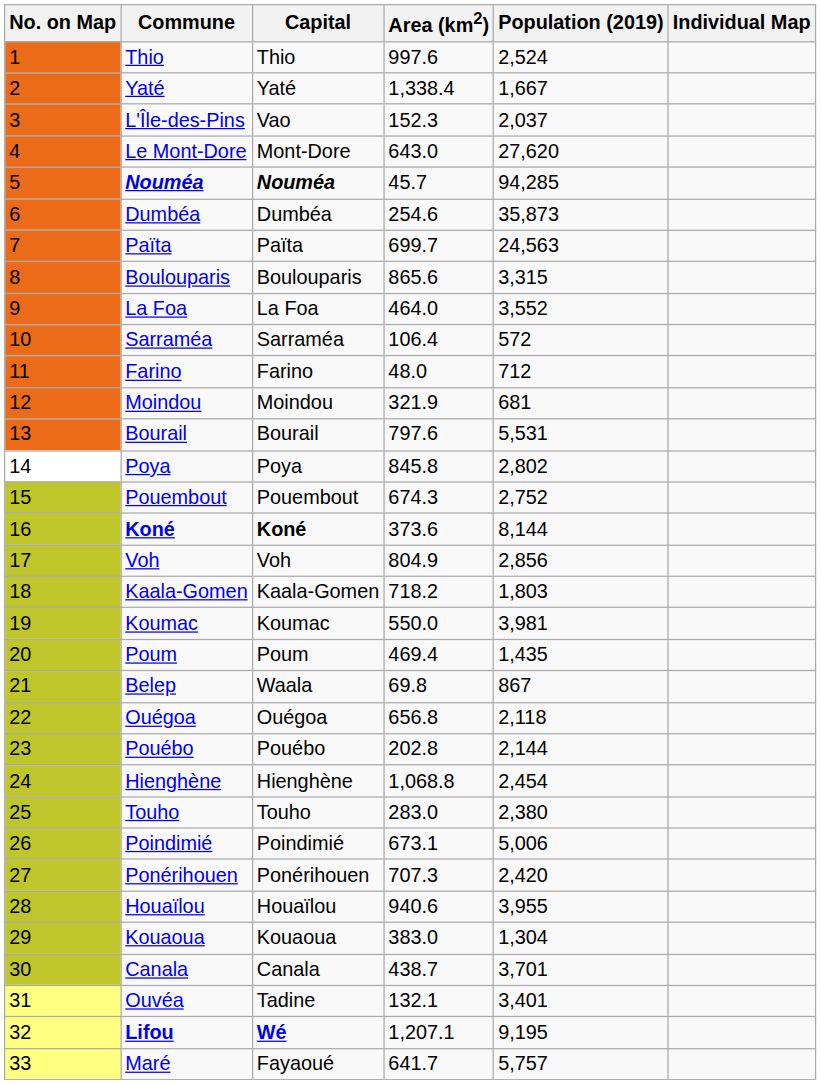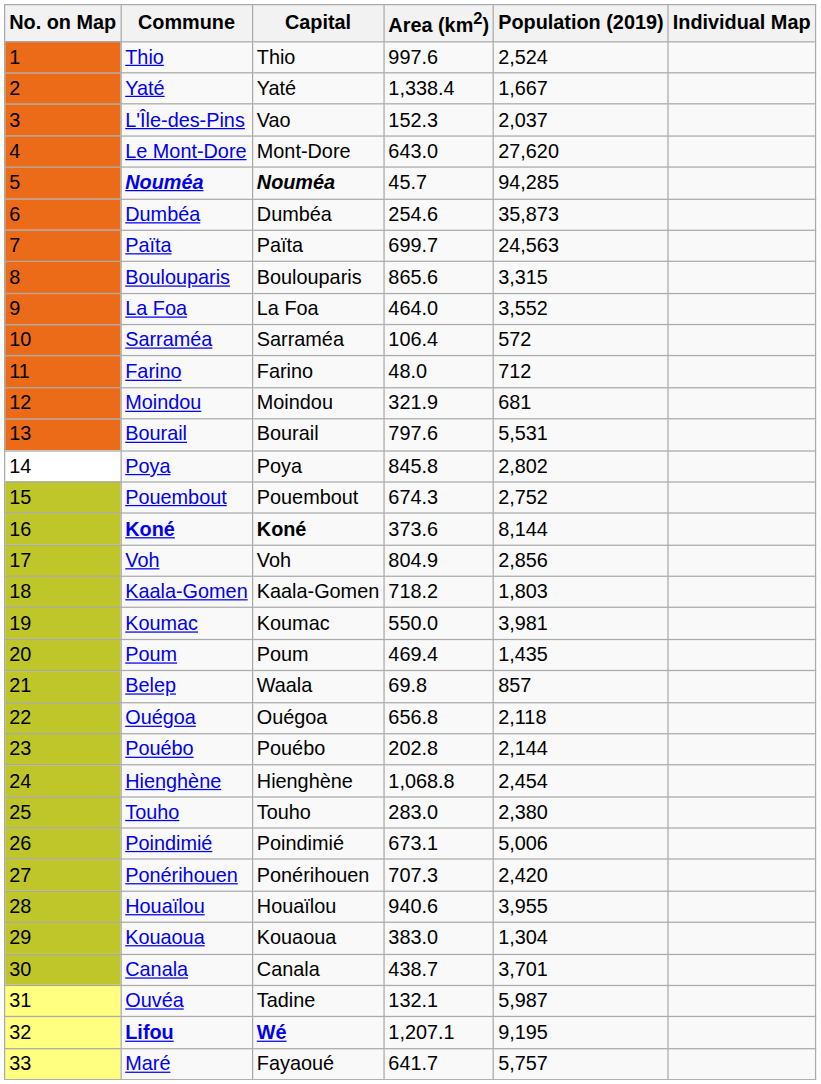(515, 686) 867 -> (515, 686) 857
(523, 1001) 3,401 -> (523, 1001) 5,987
